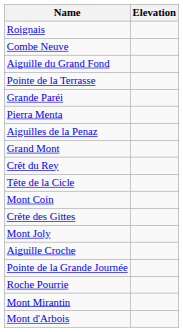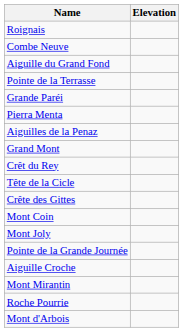rows swapped: (41, 217) <-> (30, 200)
rows swapped: (41, 251) <-> (67, 268)
rows swapped: (39, 302) <-> (38, 285)
